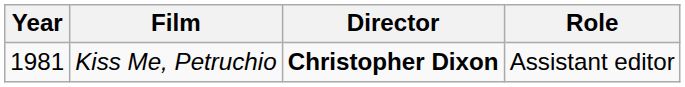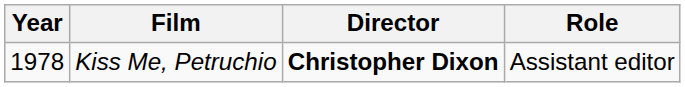(37, 61) 1981 -> (37, 61) 1978
